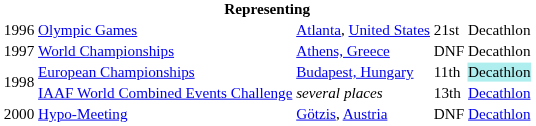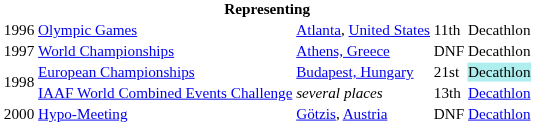(446, 30) 21st -> (447, 30) 11th
(447, 72) 11th -> (446, 72) 21st
